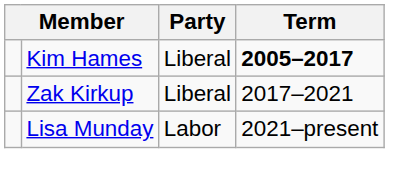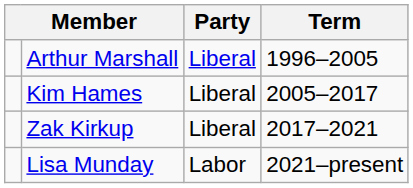+ row: (102, 57)
(297, 57) bold -> (322, 93) normal
